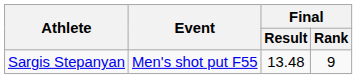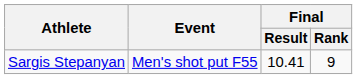(286, 62) 13.48 -> (286, 62) 10.41
